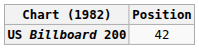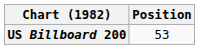(162, 35) 42 -> (162, 35) 53
